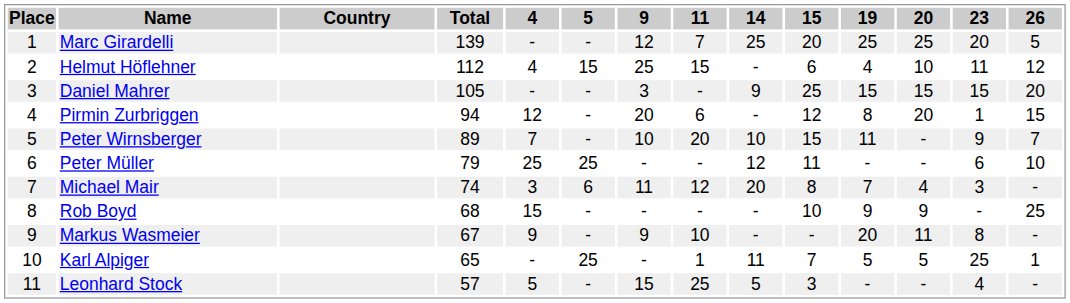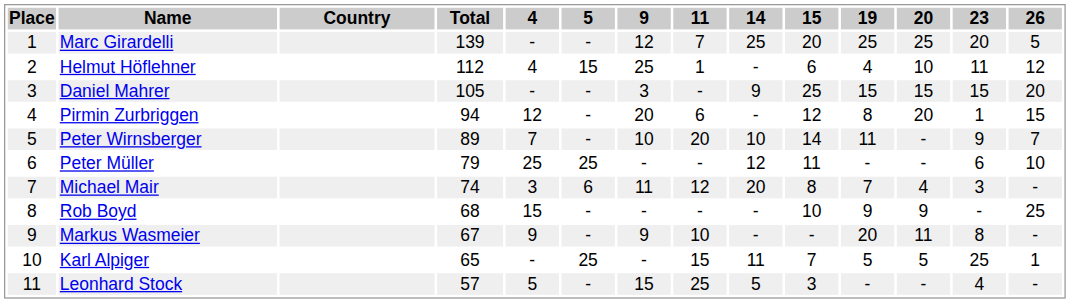(700, 67) 15 -> (700, 67) 1
(812, 139) 15 -> (812, 139) 14
(700, 260) 1 -> (700, 260) 15
